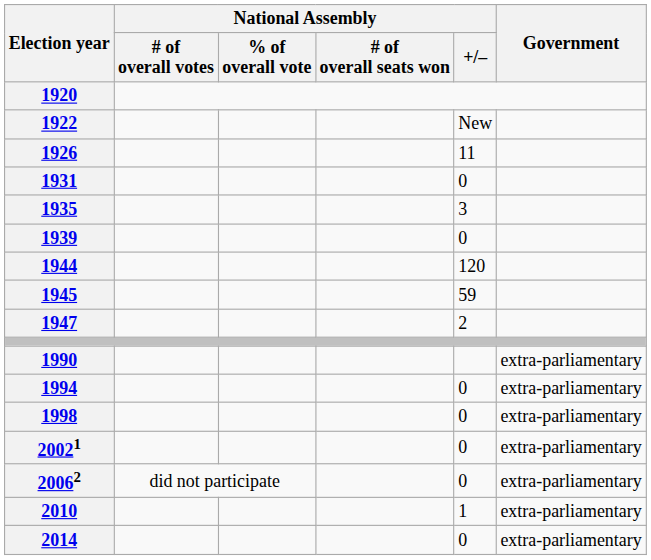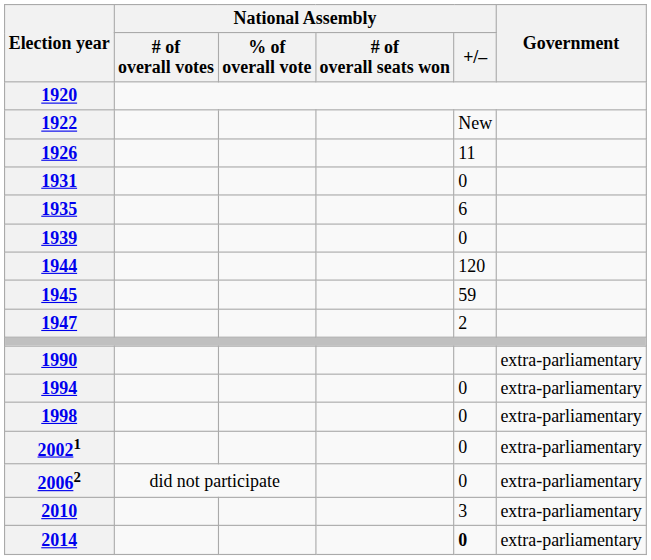(463, 209) 3 -> (463, 209) 6
(463, 511) 1 -> (463, 511) 3
(463, 539) normal -> (463, 539) bold
